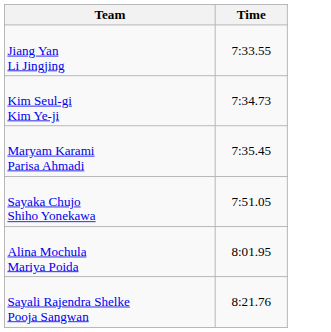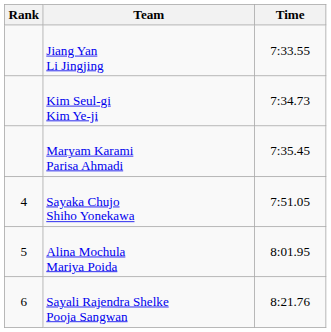+ column: (24, 14)
